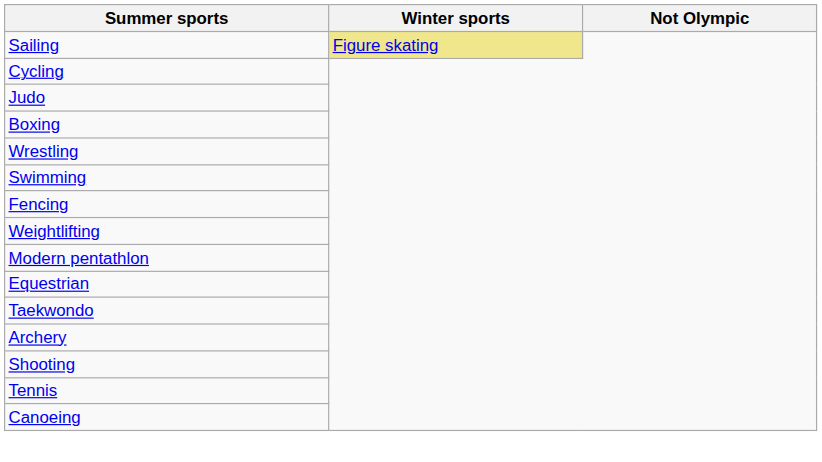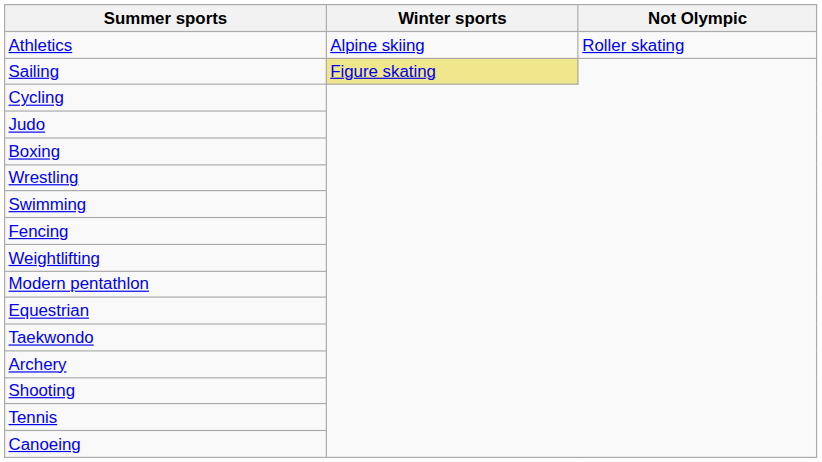+ row: (40, 45)
